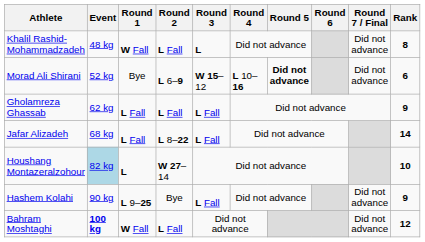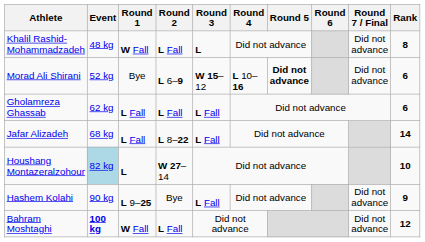(405, 108) 9 -> (405, 108) 6
